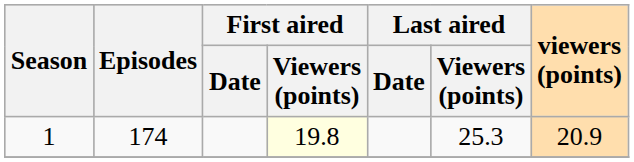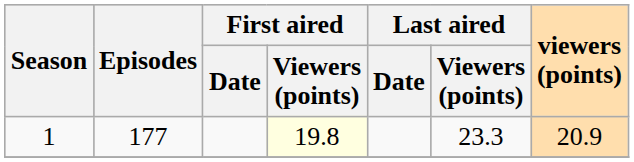(148, 136) 174 -> (148, 136) 177
(481, 136) 25.3 -> (481, 136) 23.3
